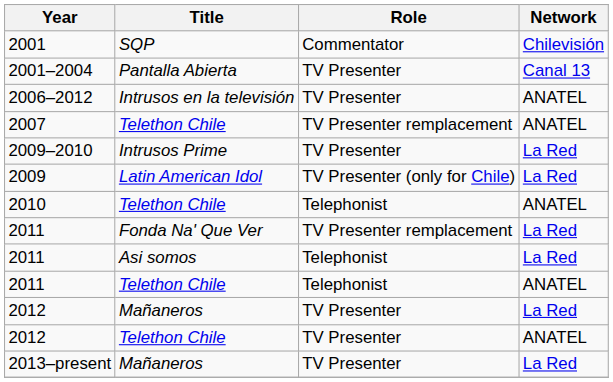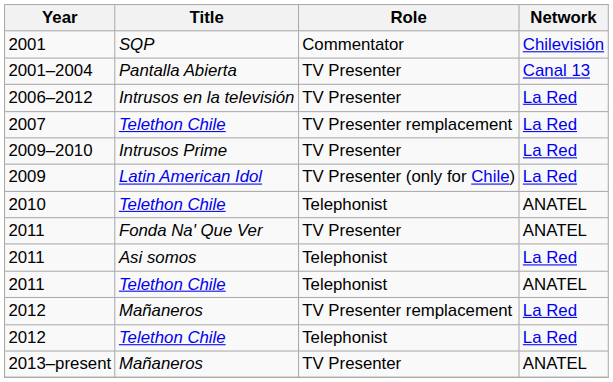(555, 97) ANATEL -> (550, 97) La Red
(555, 124) ANATEL -> (550, 124) La Red
(407, 230) TV Presenter remplacement -> (352, 230) TV Presenter
(550, 230) La Red -> (555, 230) ANATEL
(352, 310) TV Presenter -> (407, 310) TV Presenter remplacement
(352, 337) TV Presenter -> (345, 337) Telephonist
(555, 337) ANATEL -> (550, 337) La Red
(550, 364) La Red -> (555, 364) ANATEL
